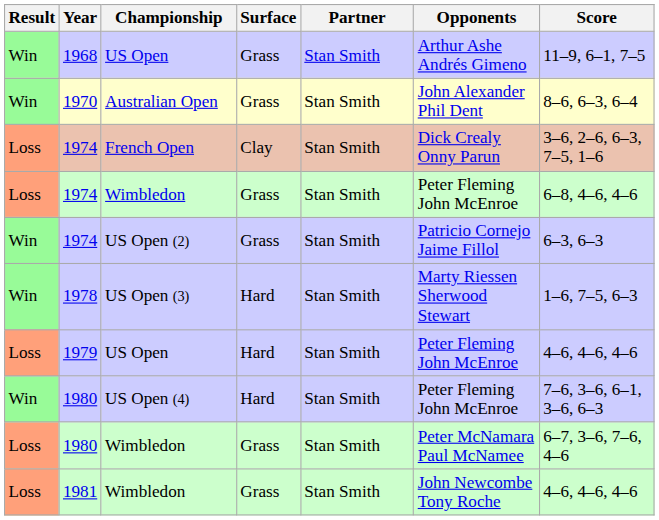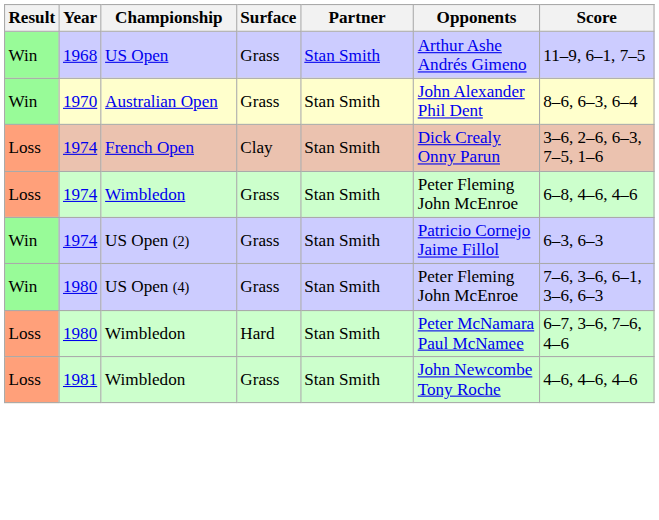- row: (80, 296)
- row: (80, 352)
(257, 398) Hard -> (260, 286) Grass
(260, 445) Grass -> (257, 333) Hard
